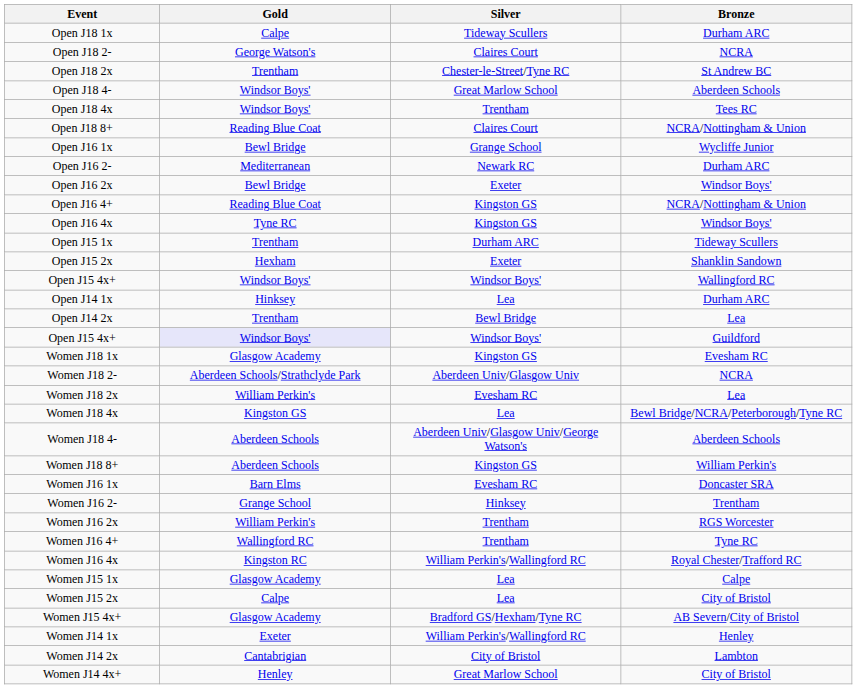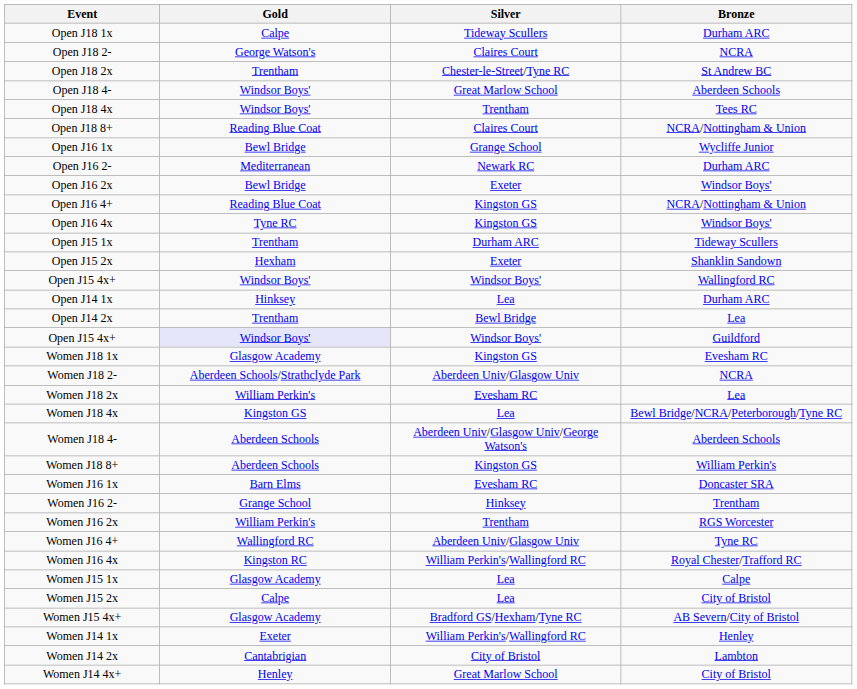(506, 541) Trentham -> (506, 541) Aberdeen Univ/Glasgow Univ
